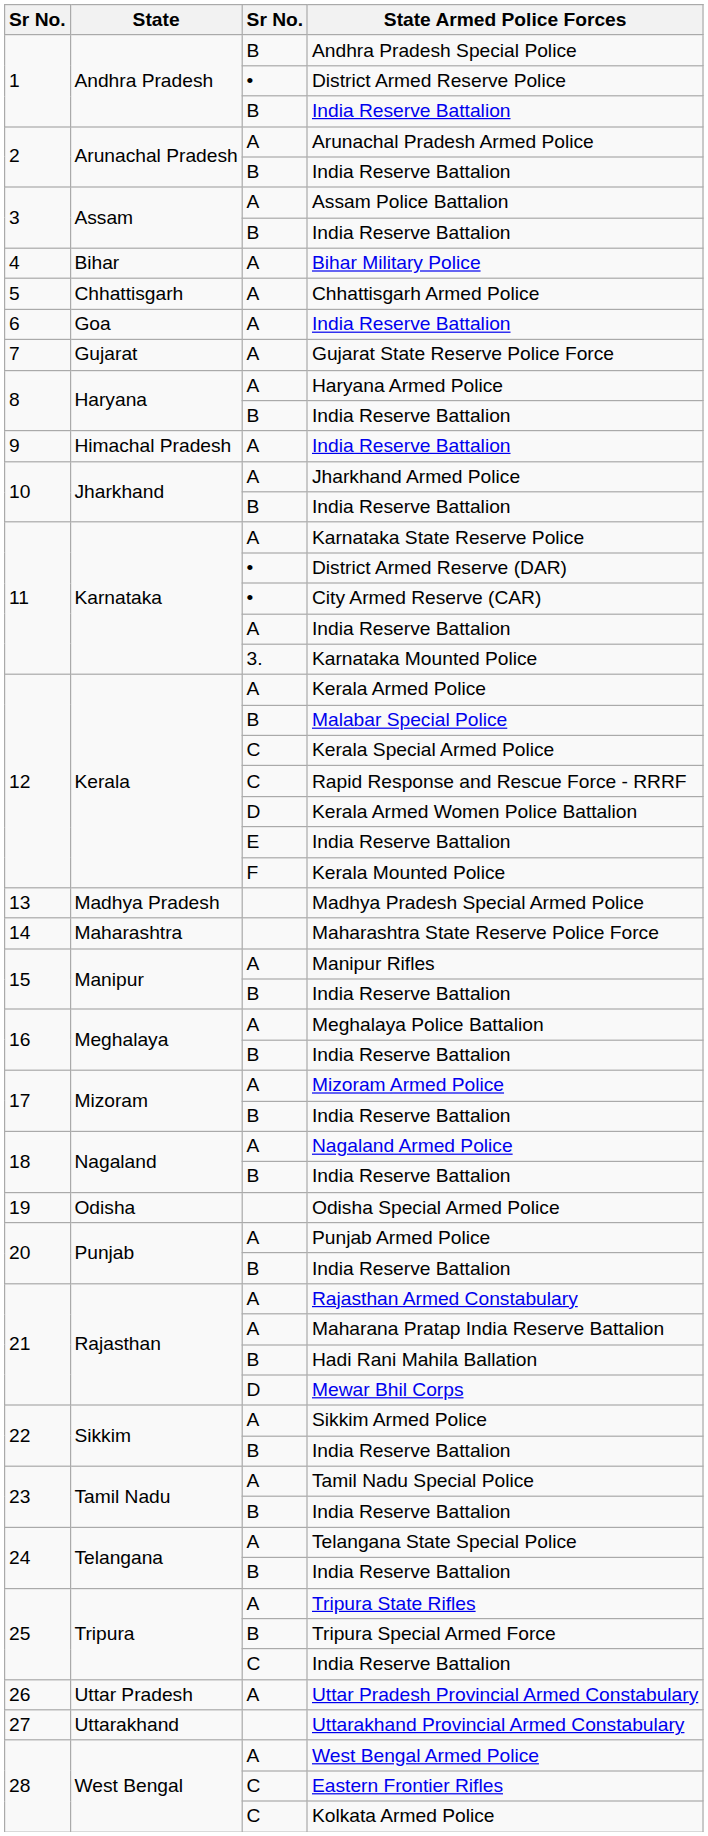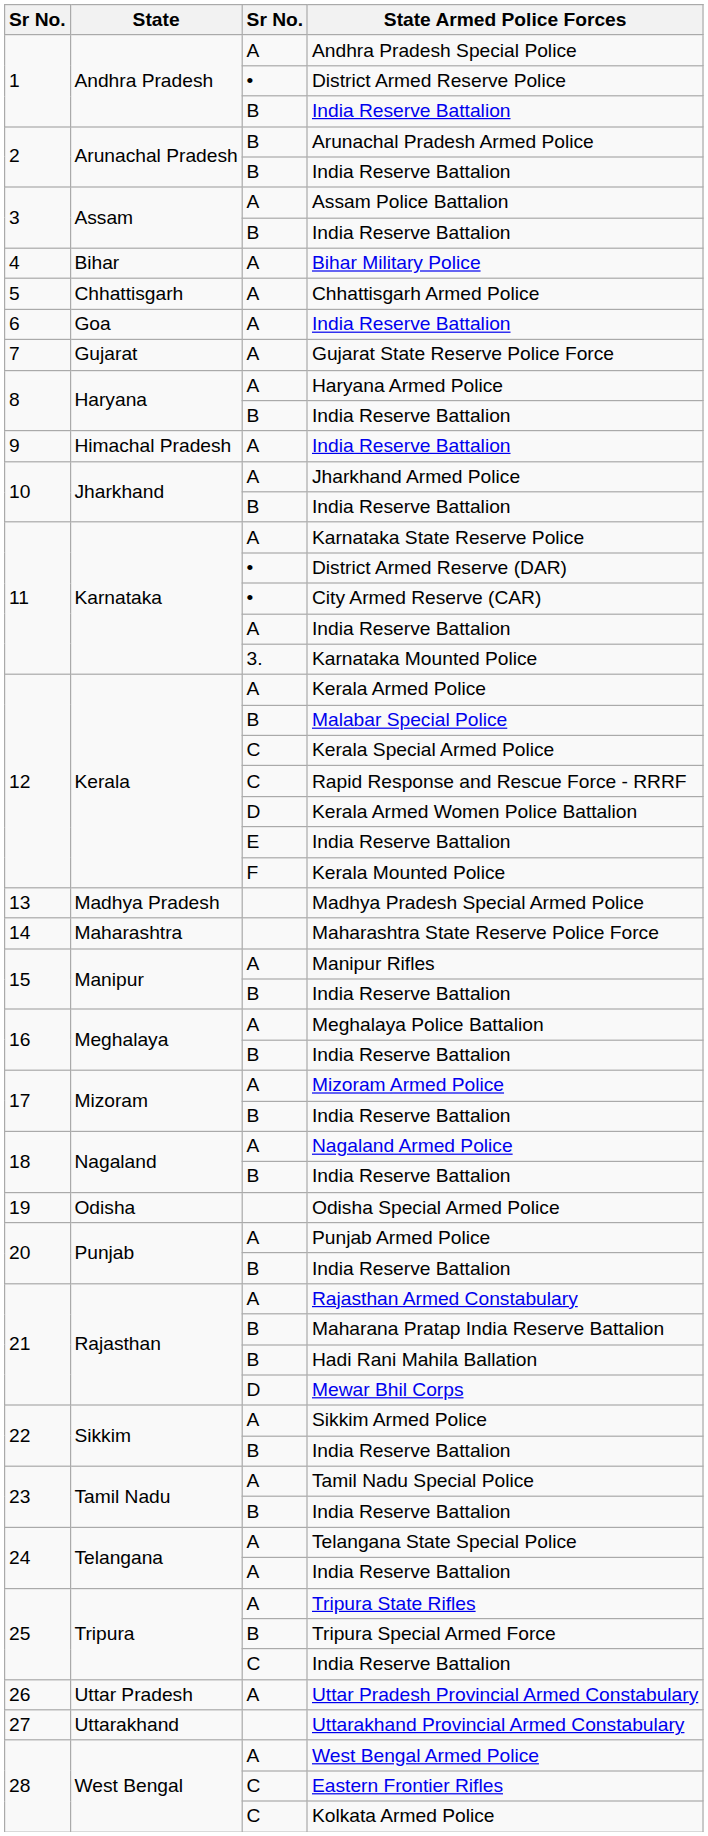(253, 50) B -> (253, 50) A
(253, 141) A -> (253, 141) B
(253, 1329) A -> (253, 1329) B
(253, 1572) B -> (253, 1572) A
